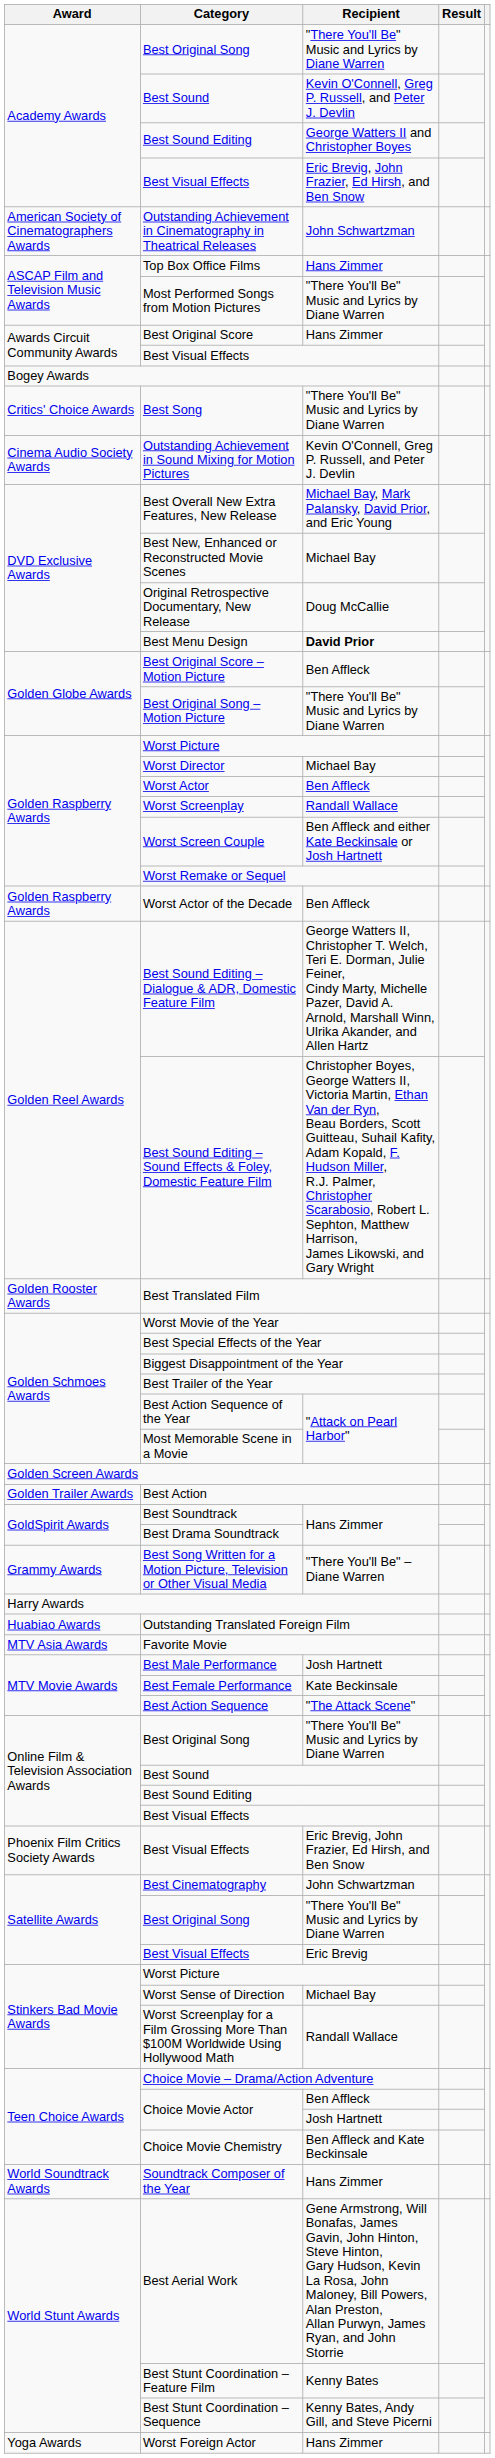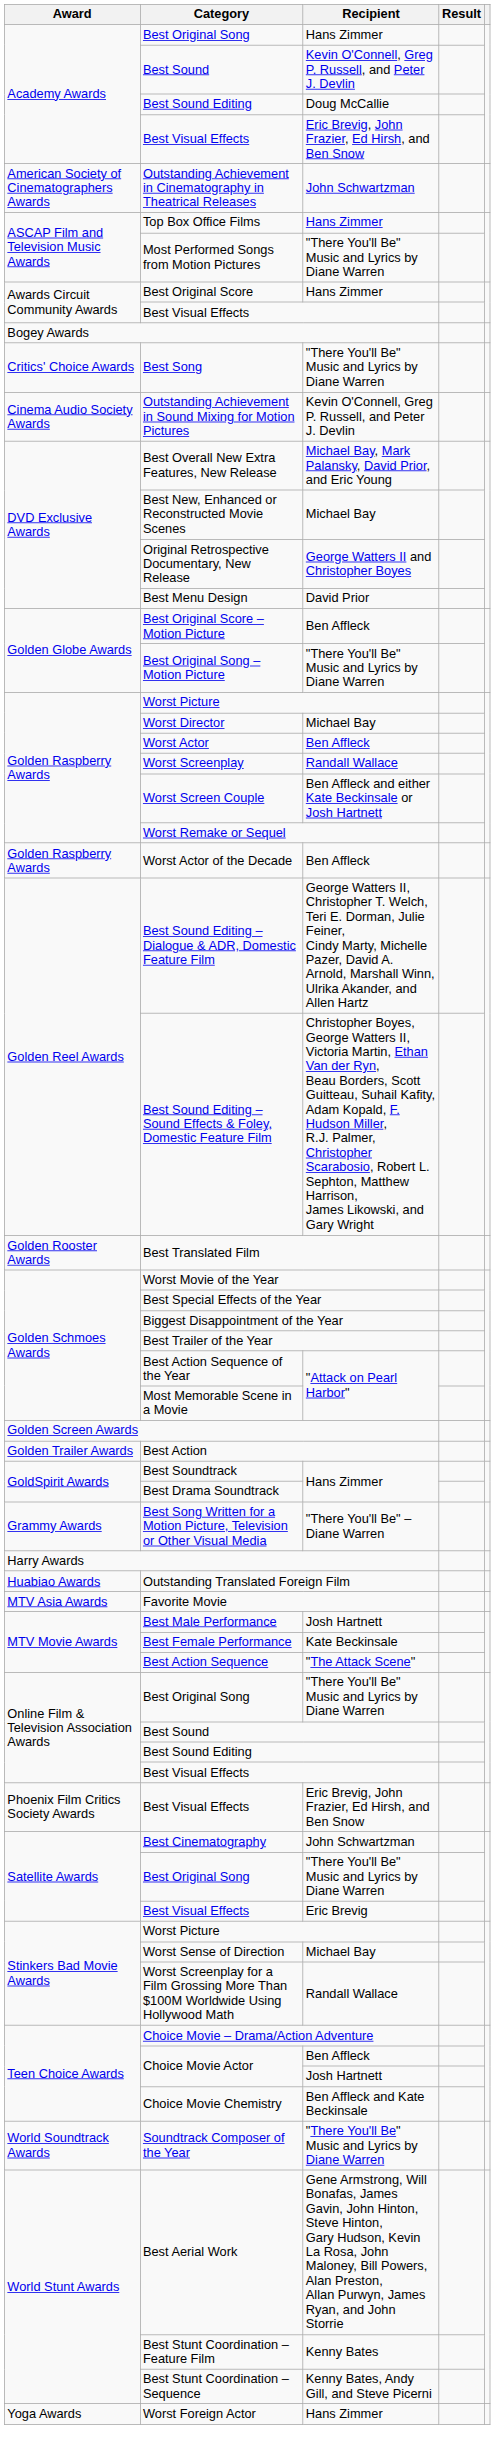(362, 49) "There You'll Be" Music and Lyrics by Diane Warren -> (344, 34) Hans Zimmer
(369, 140) George Watters II and Christopher Boyes -> (347, 104) Doug McCallie
(347, 607) Doug McCallie -> (369, 563) George Watters II and Christopher Boyes
(340, 641) bold -> (337, 598) normal
(344, 2181) Hans Zimmer -> (362, 2145) "There You'll Be" Music and Lyrics by Diane Warren
